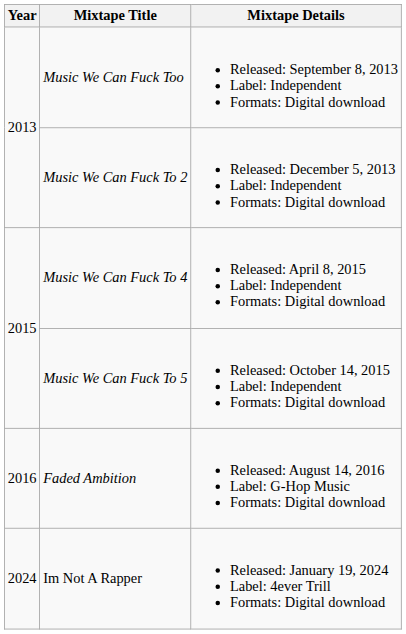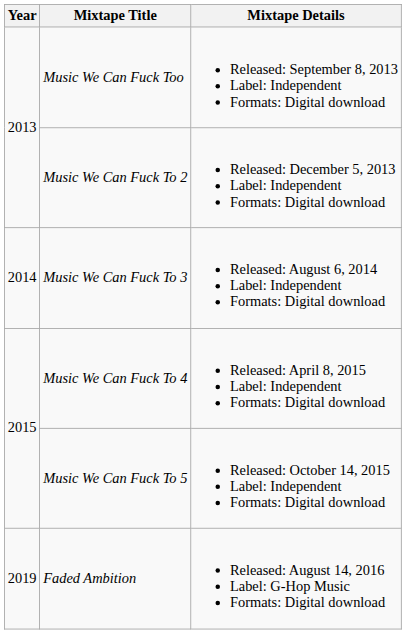+ row: (115, 277)
(22, 478) 2016 -> (22, 578) 2019
- row: (93, 578)
